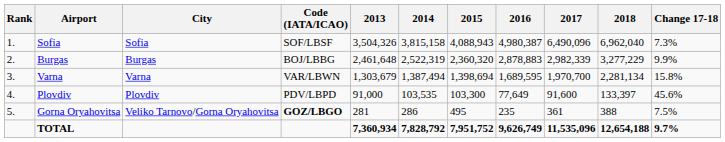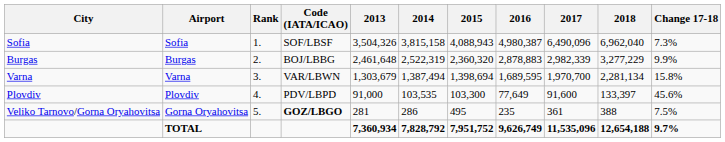columns swapped: (20, 19) <-> (202, 19)
